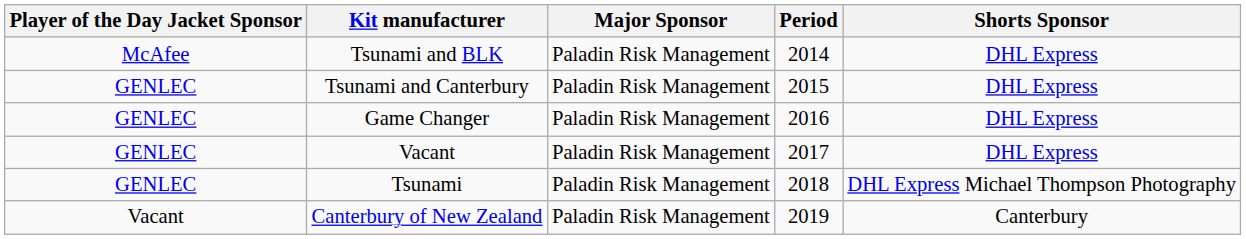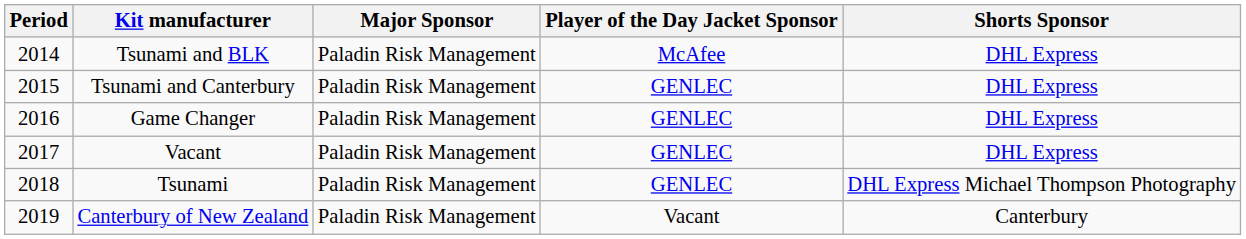columns swapped: (809, 20) <-> (156, 20)
